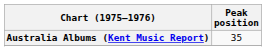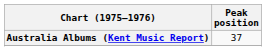(236, 38) 35 -> (236, 38) 37
